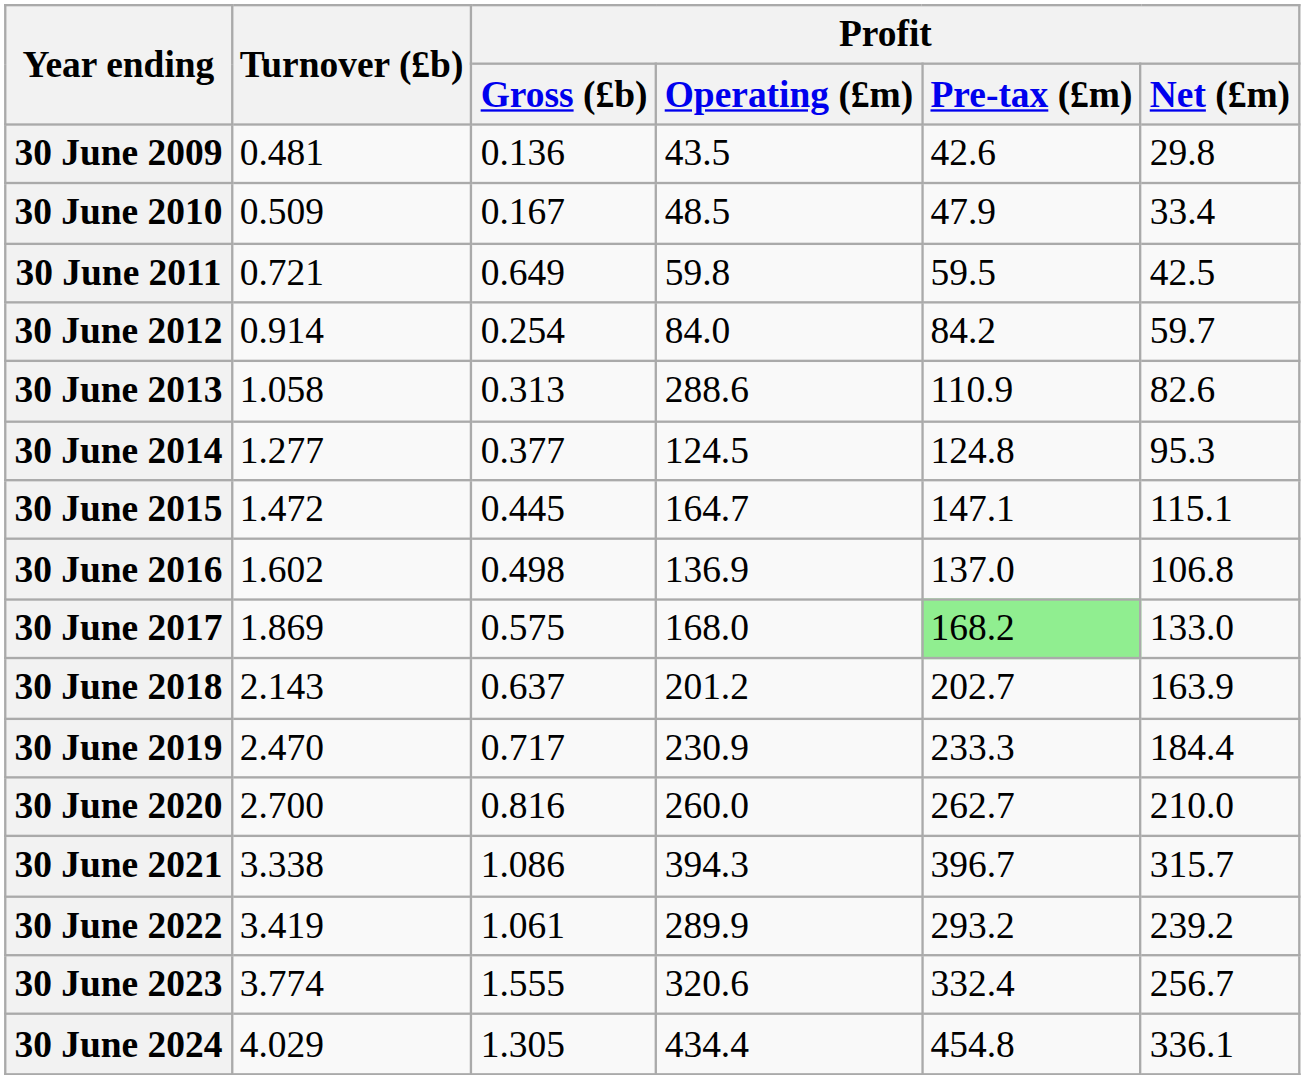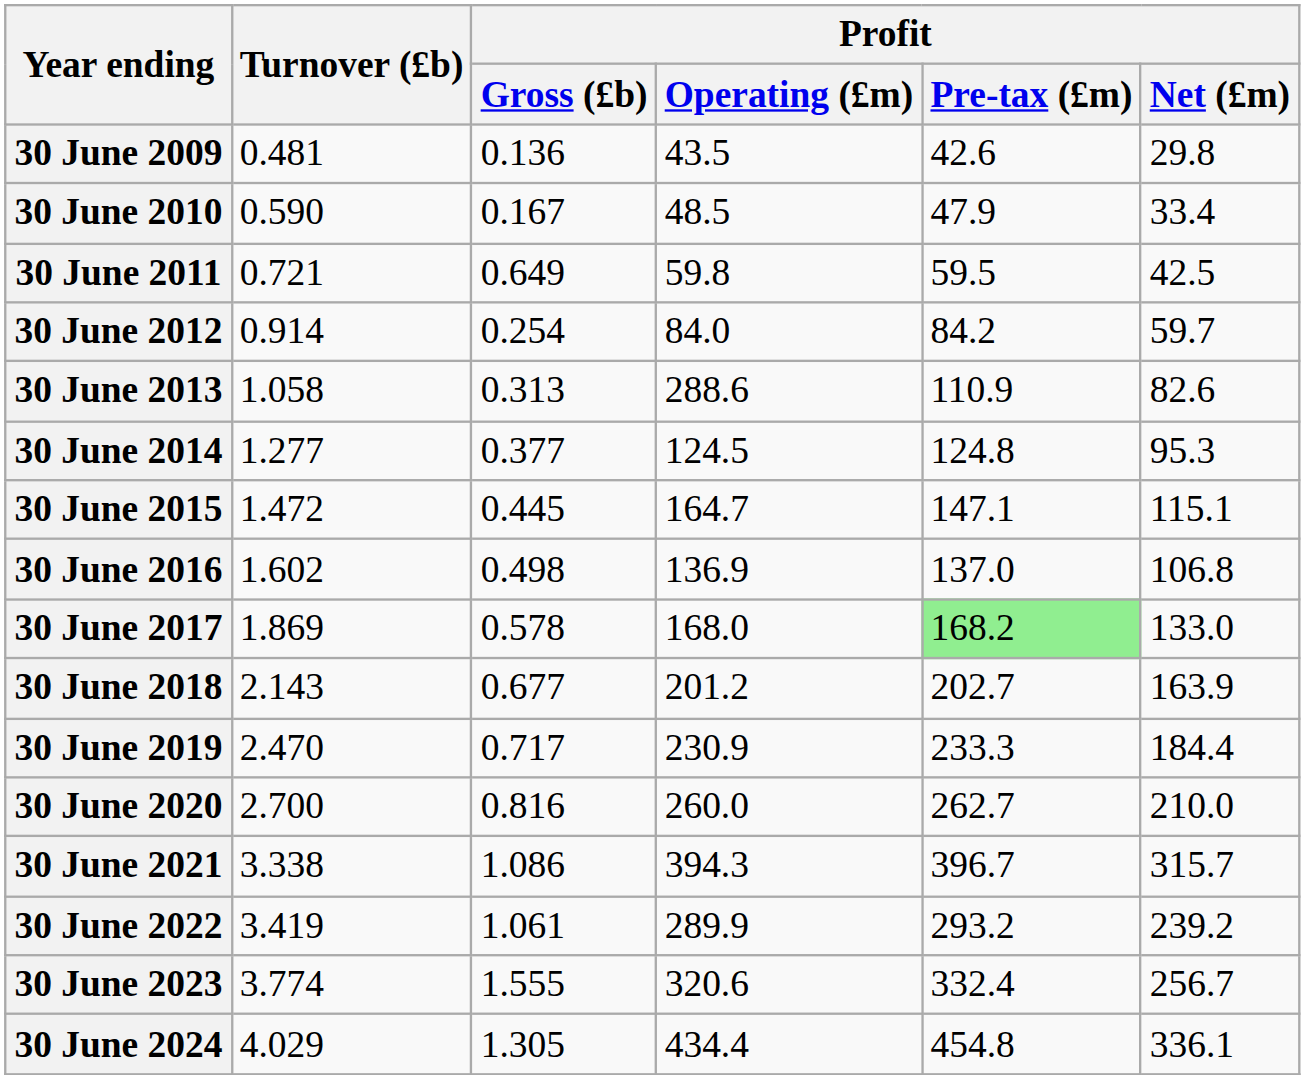(282, 212) 0.509 -> (282, 212) 0.590
(523, 627) 0.575 -> (523, 627) 0.578
(523, 687) 0.637 -> (523, 687) 0.677
